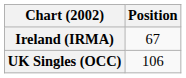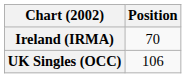(153, 38) 67 -> (153, 38) 70
